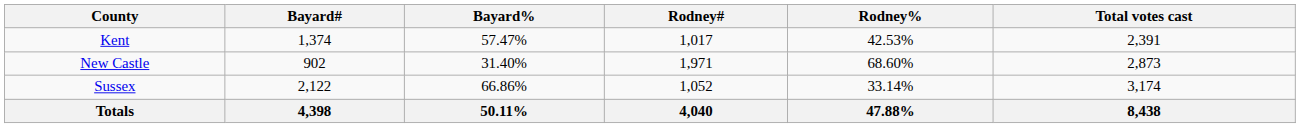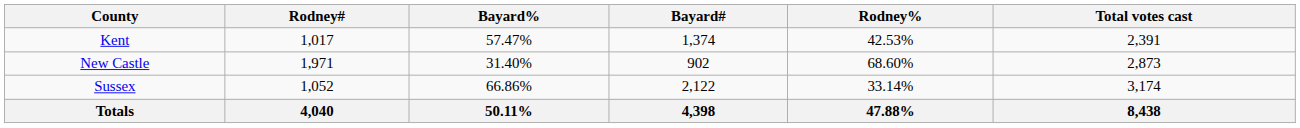columns swapped: (315, 16) <-> (696, 16)
